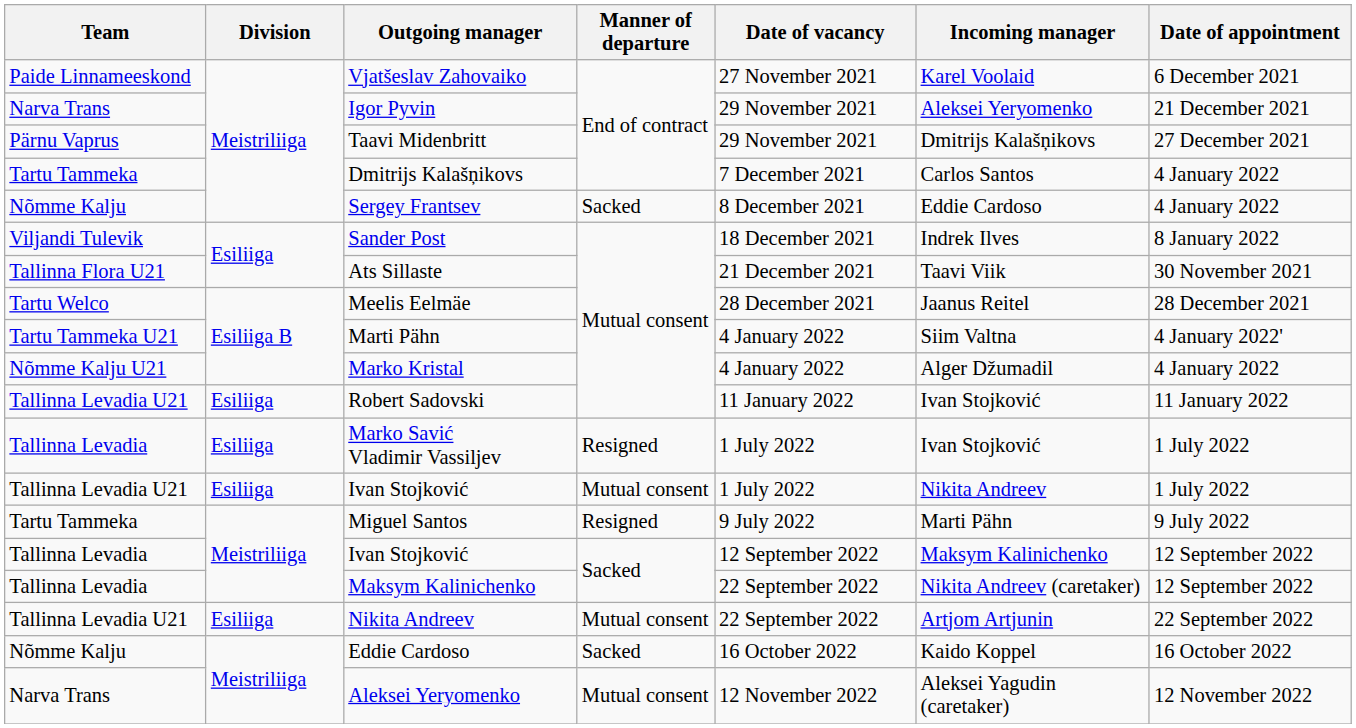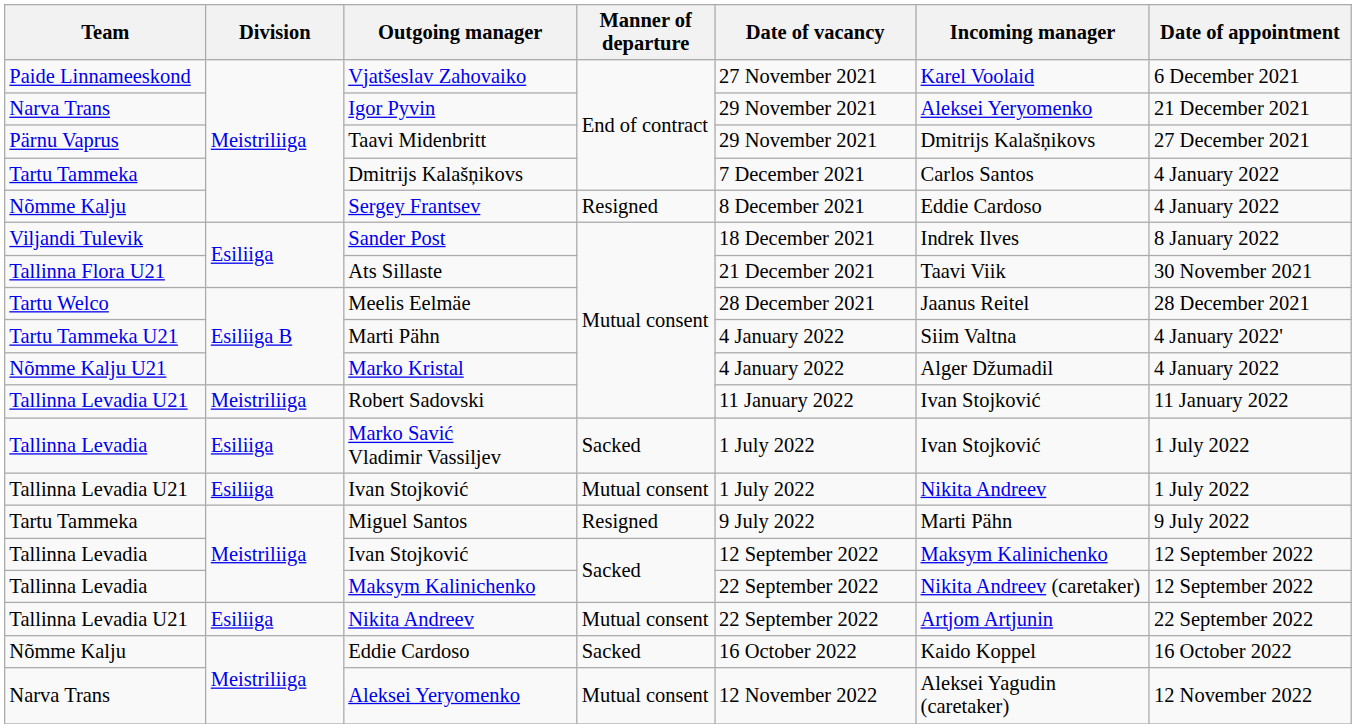(611, 206) Sacked -> (620, 206) Resigned
(242, 401) Esiliiga -> (259, 401) Meistriliiga
(620, 445) Resigned -> (611, 445) Sacked
